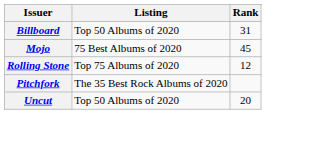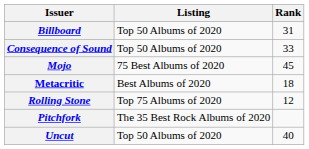+ row: (59, 48)
+ row: (59, 83)
(246, 100) 20 -> (288, 135) 40
